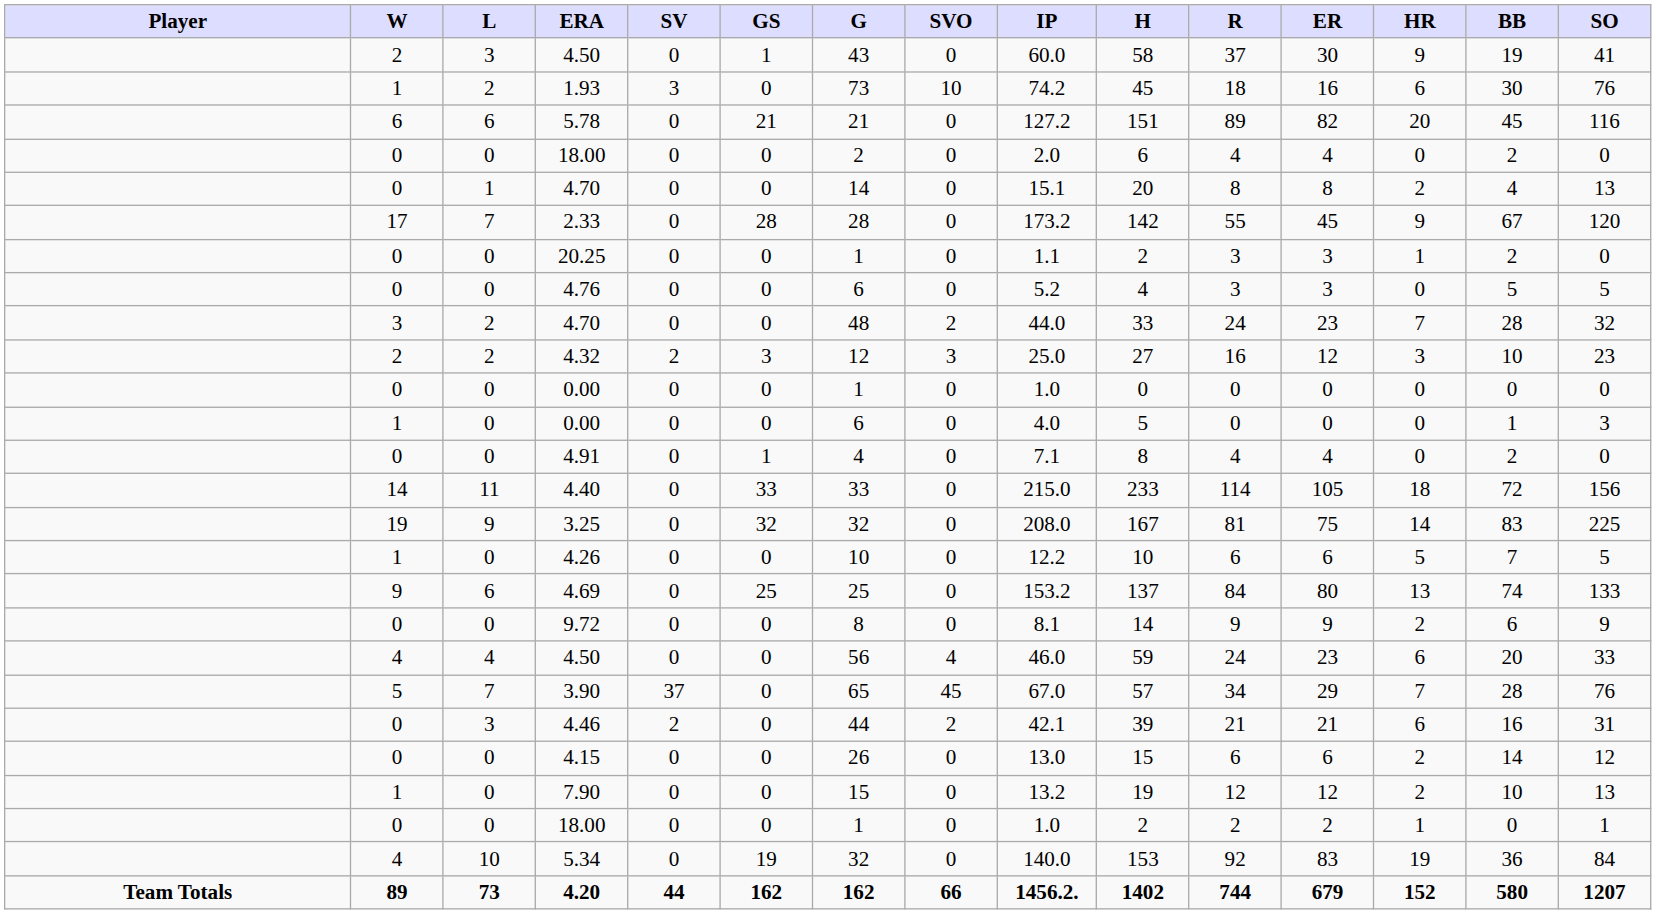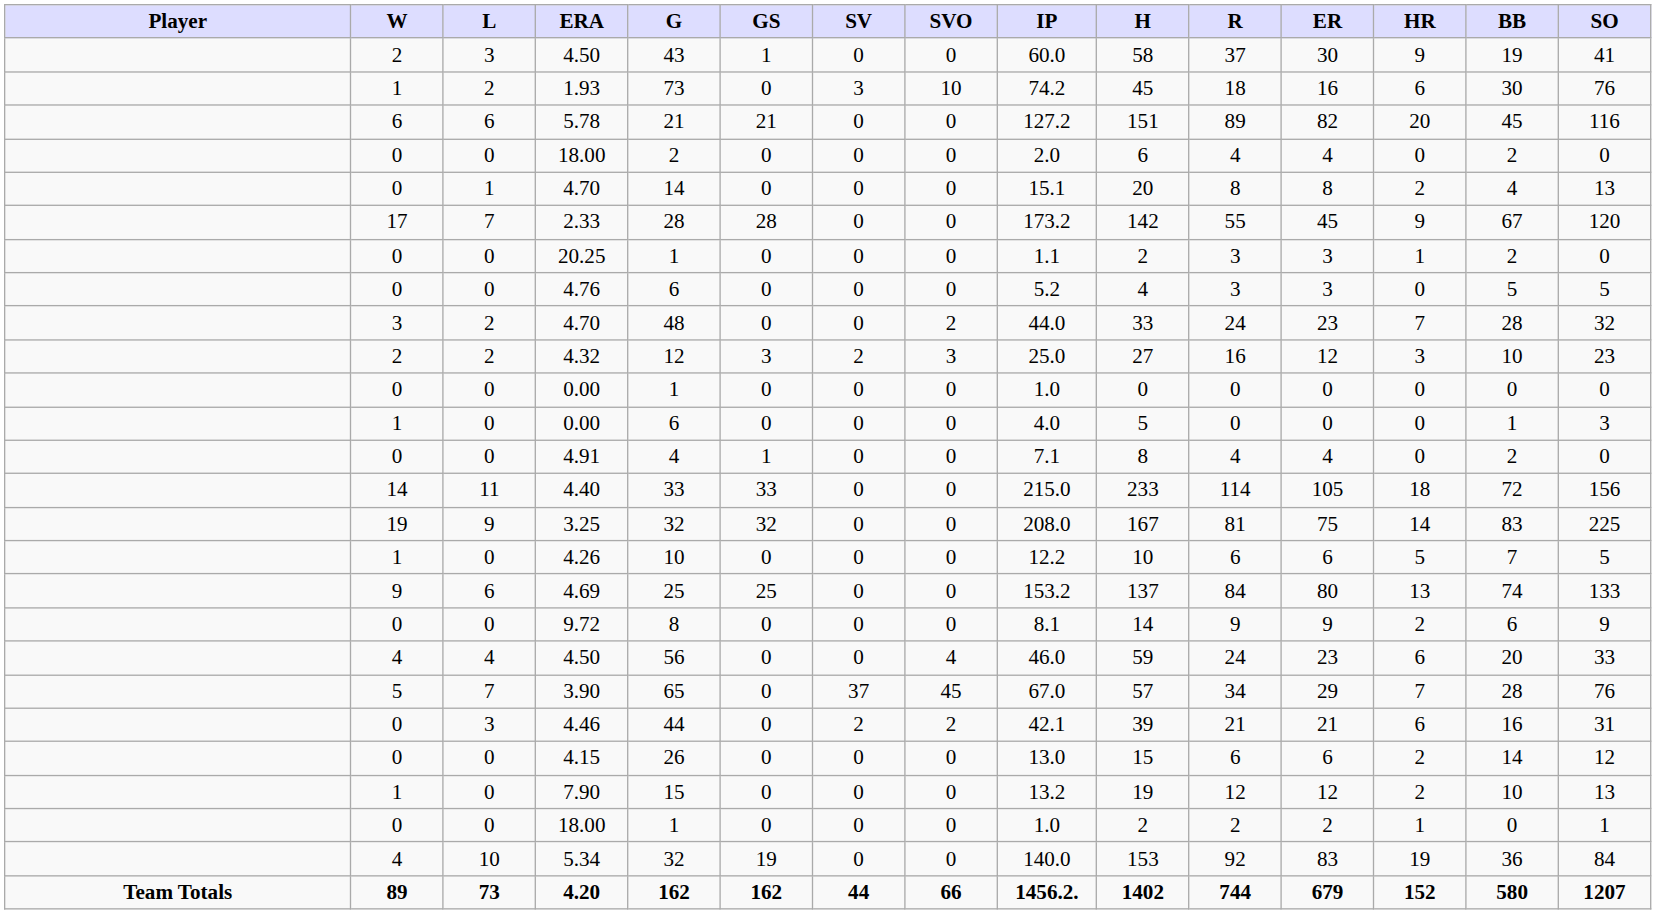columns swapped: (859, 21) <-> (674, 21)
